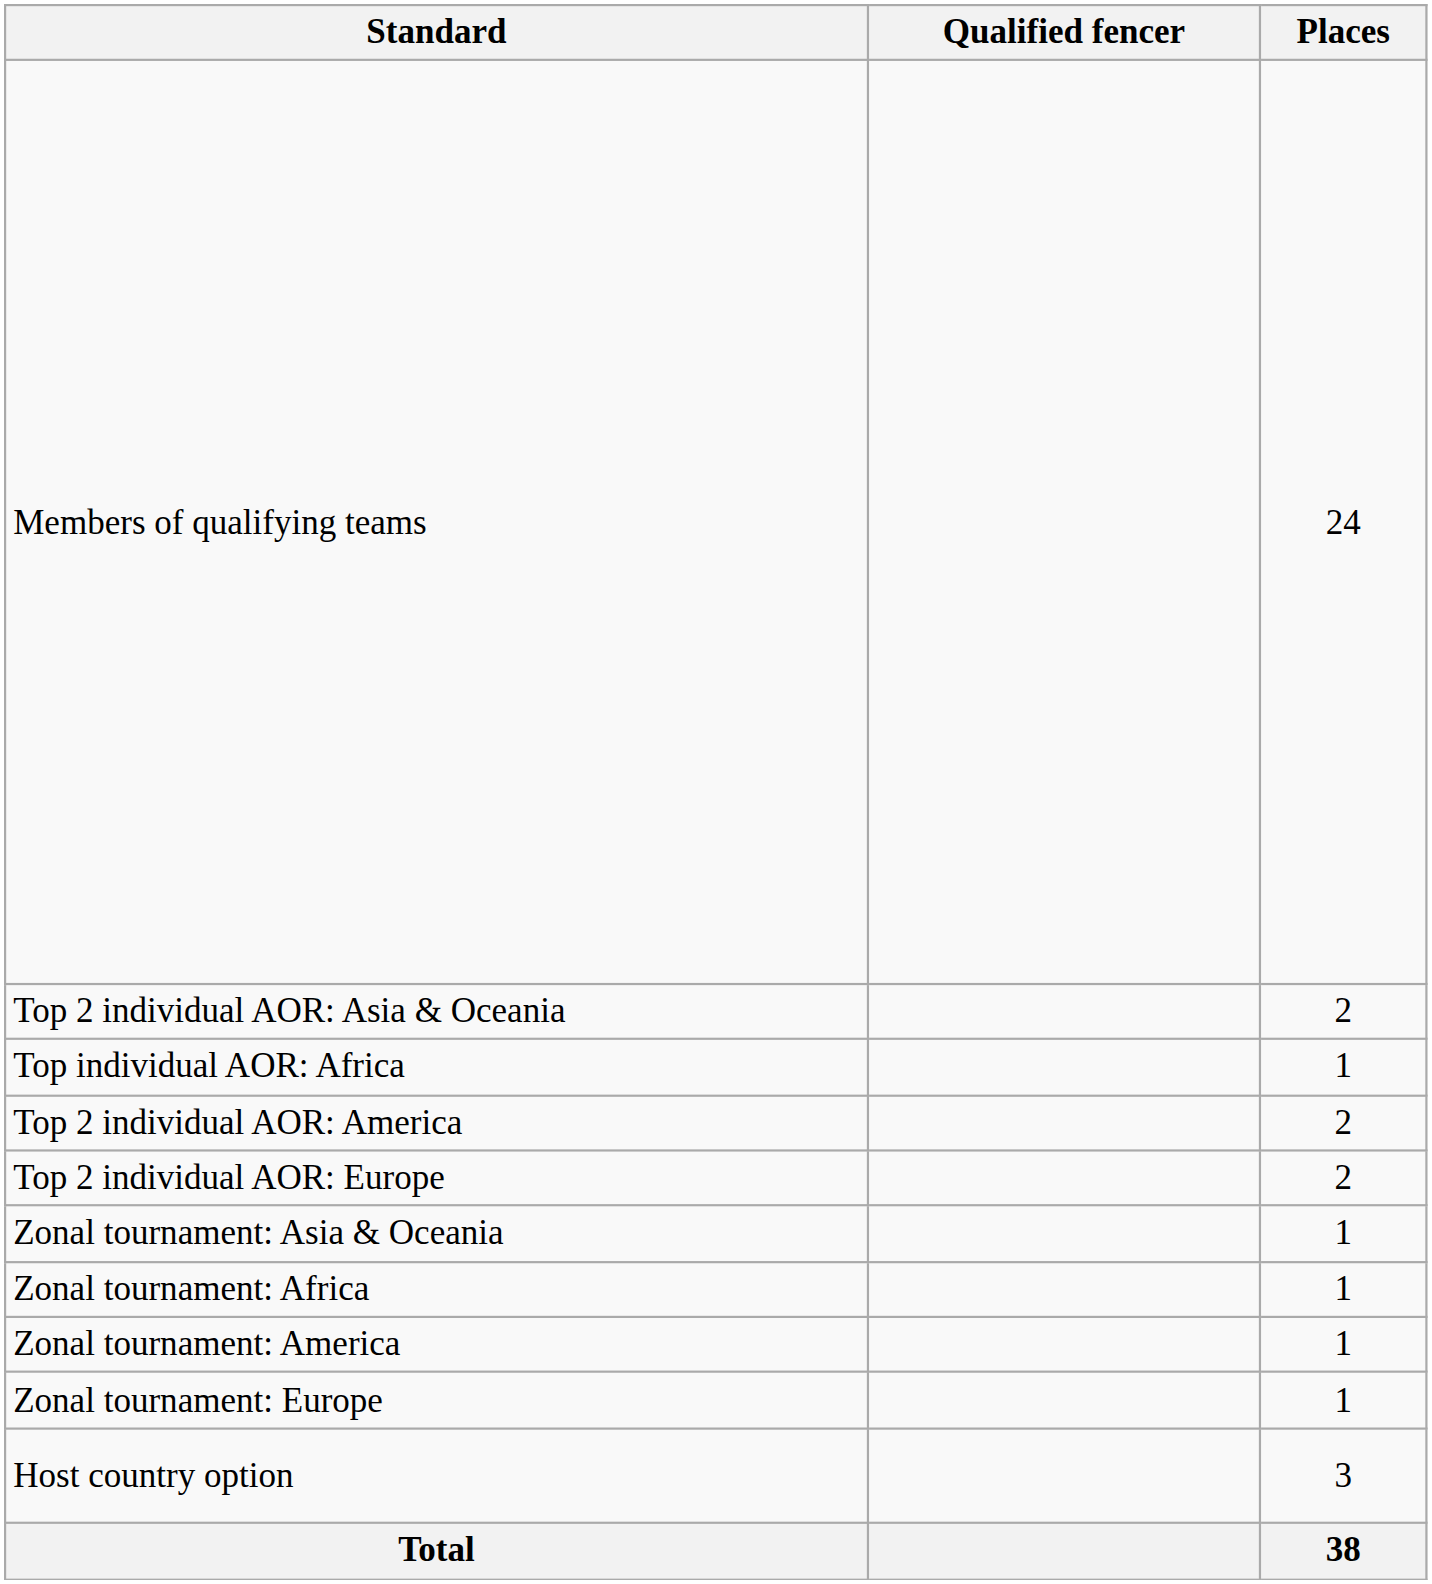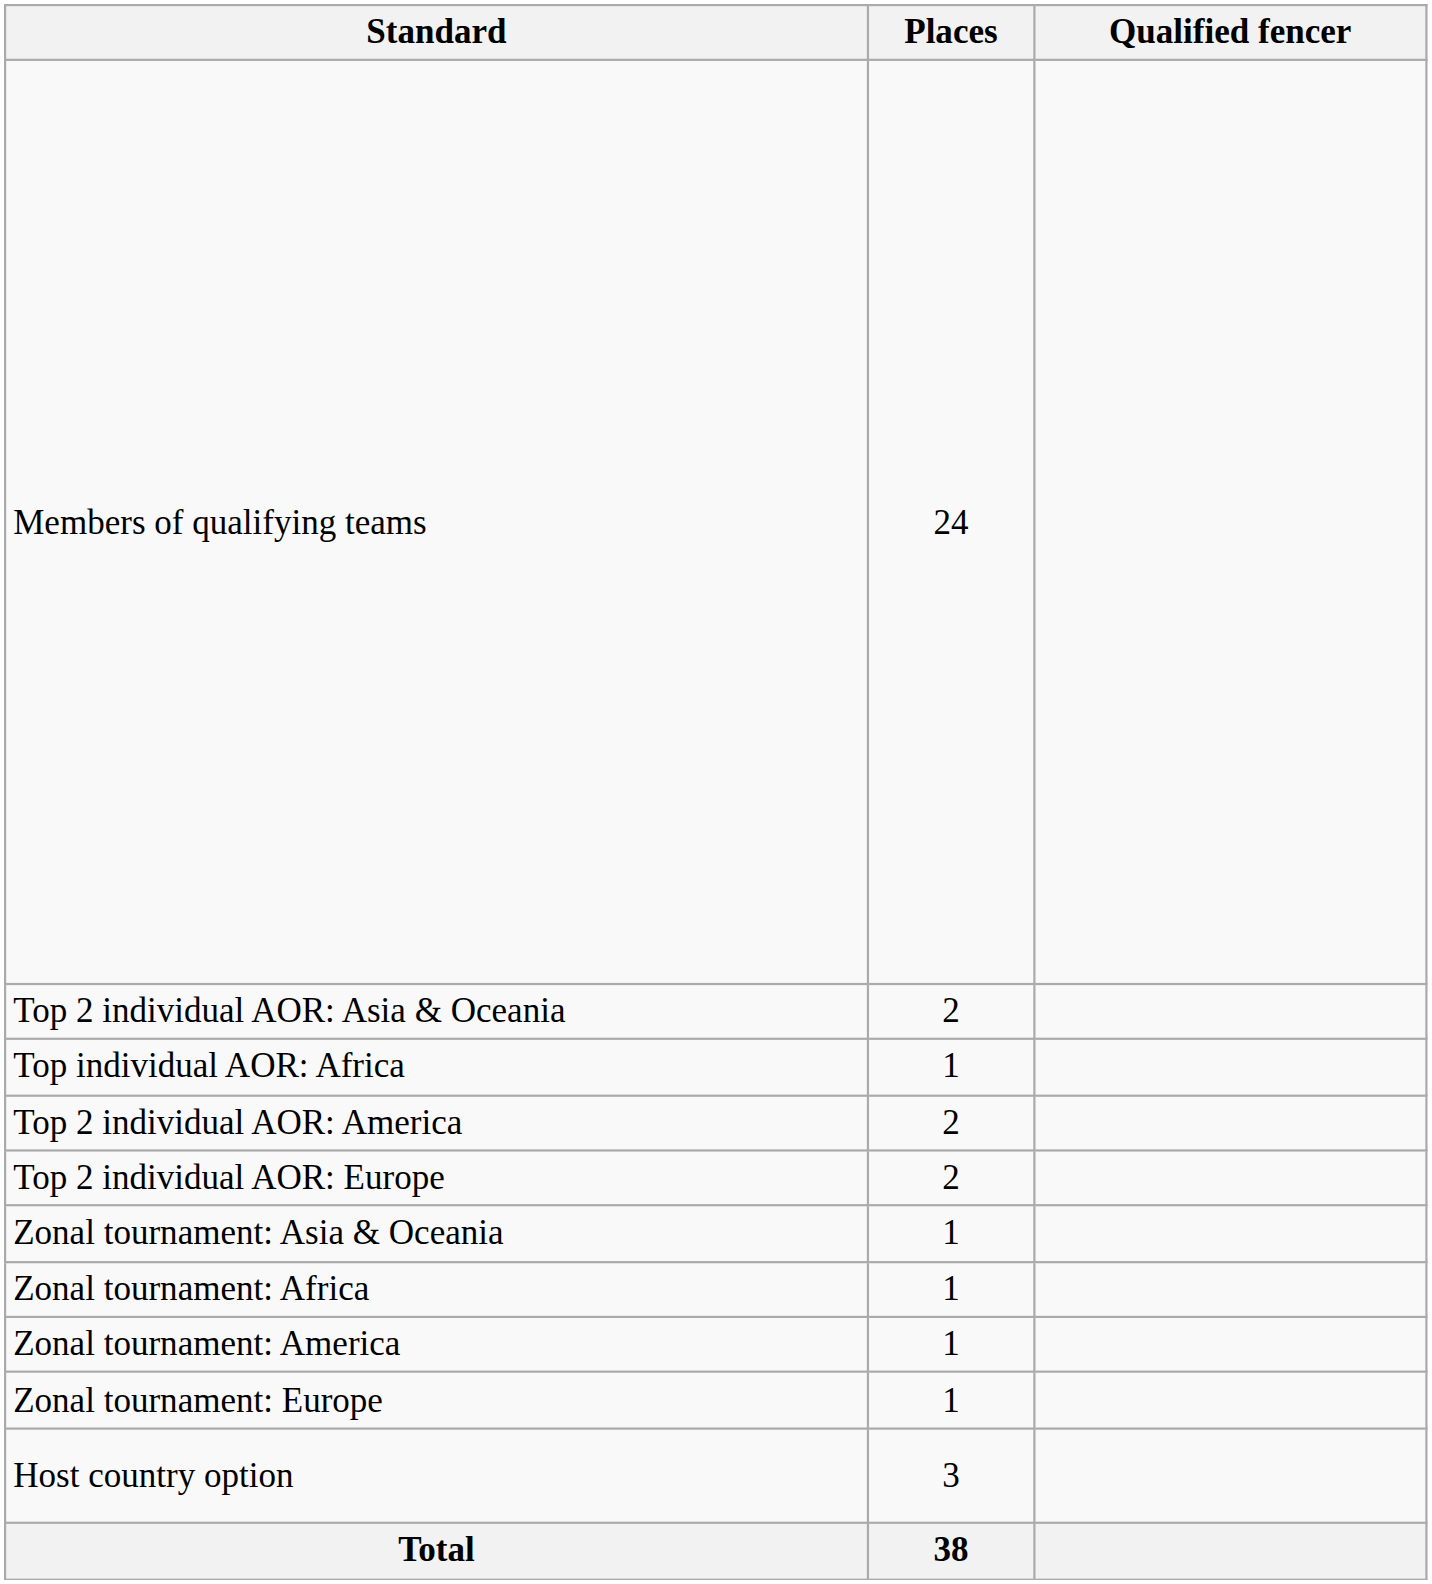columns swapped: (1343, 32) <-> (1064, 32)
